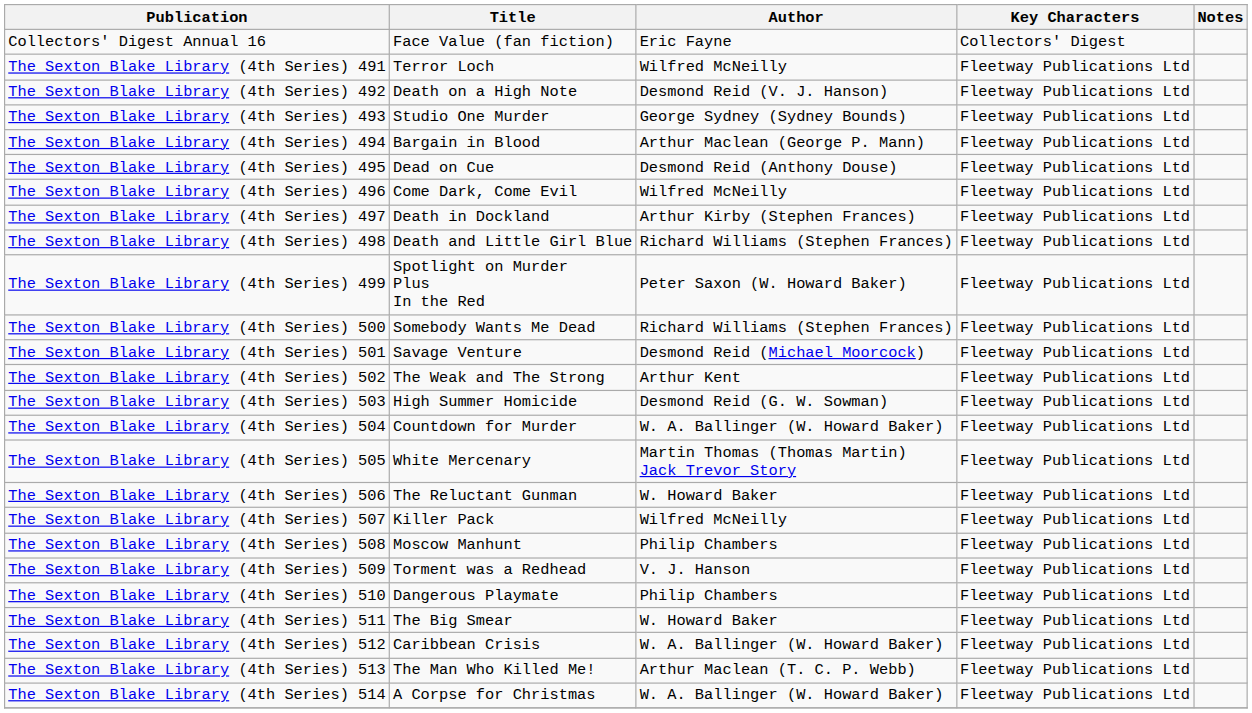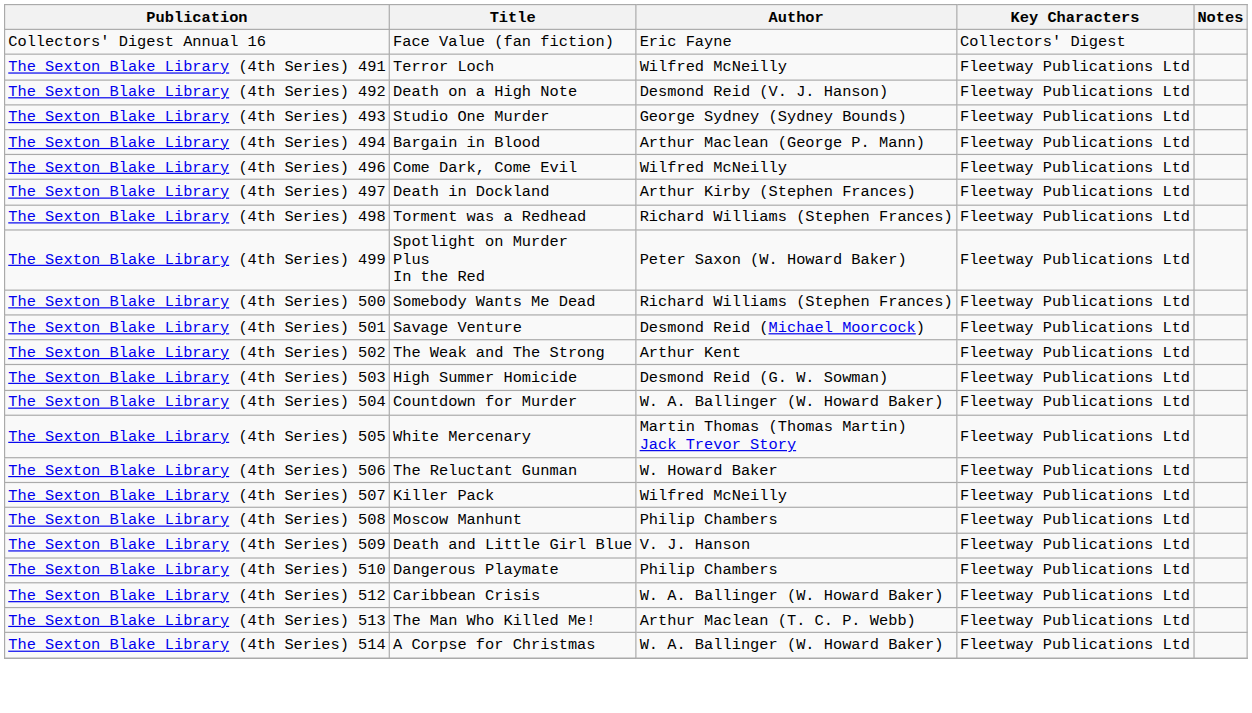- row: (197, 167)
(513, 242) Death and Little Girl Blue -> (490, 217) Torment was a Redhead
(490, 570) Torment was a Redhead -> (513, 545) Death and Little Girl Blue
- row: (197, 620)
